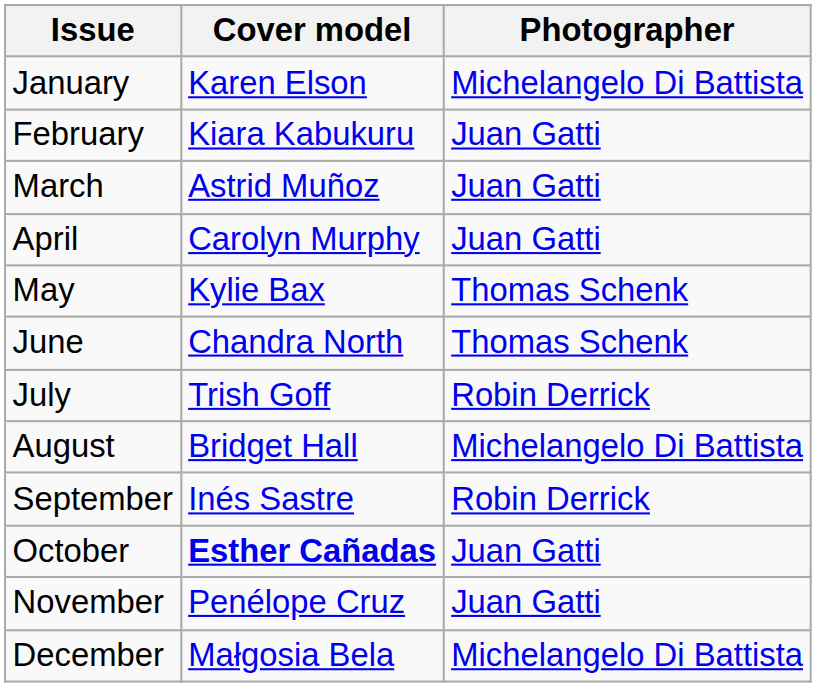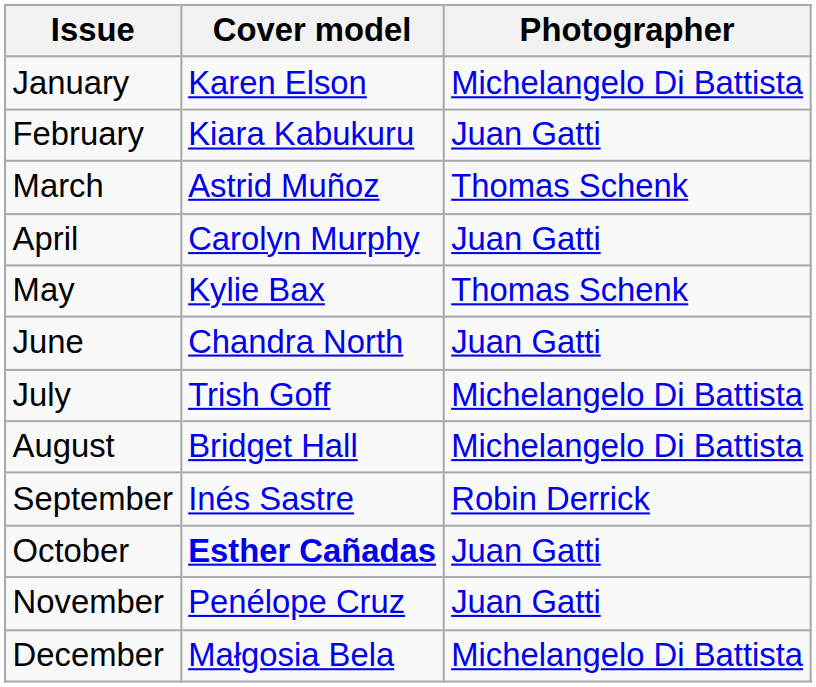(526, 186) Juan Gatti -> (570, 186) Thomas Schenk
(570, 342) Thomas Schenk -> (526, 342) Juan Gatti
(551, 394) Robin Derrick -> (627, 394) Michelangelo Di Battista
